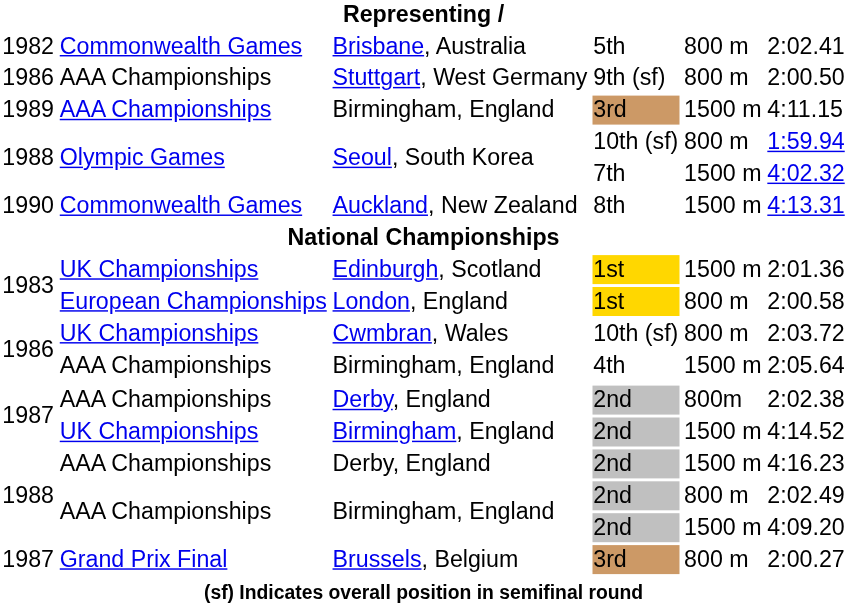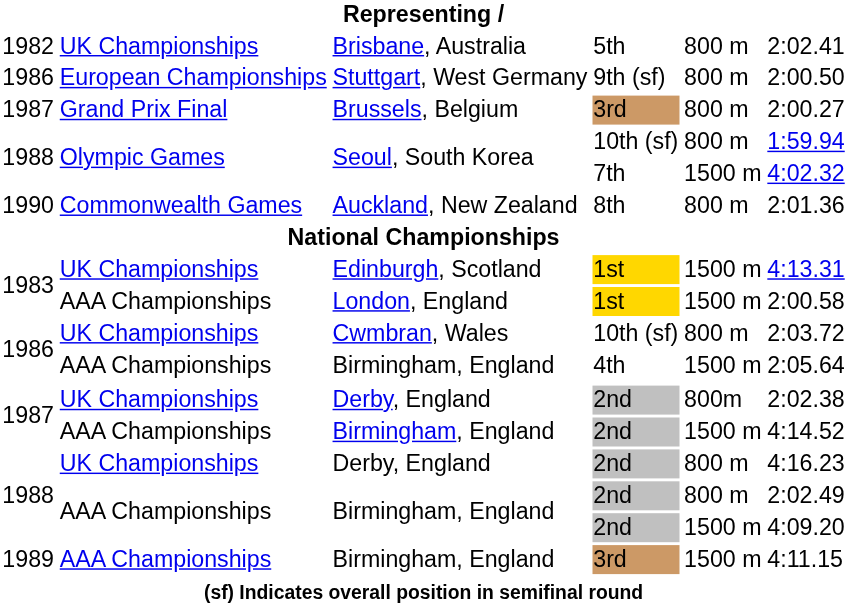(181, 46) Commonwealth Games -> (159, 46) UK Championships
(166, 77) AAA Championships -> (193, 77) European Championships
rows swapped: (28, 559) <-> (28, 109)
(723, 205) 1500 m -> (716, 205) 800 m
(806, 205) 4:13.31 -> (806, 205) 2:01.36
(806, 269) 2:01.36 -> (806, 269) 4:13.31
(193, 301) European Championships -> (166, 301) AAA Championships
(716, 301) 800 m -> (723, 301) 1500 m
(166, 399) AAA Championships -> (159, 399) UK Championships
(159, 431) UK Championships -> (166, 431) AAA Championships
(166, 463) AAA Championships -> (159, 463) UK Championships
(723, 463) 1500 m -> (716, 463) 800 m
